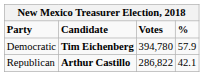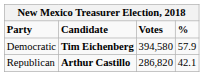(156, 46) 394,780 -> (156, 46) 394,580
(156, 63) 286,822 -> (156, 63) 286,820
